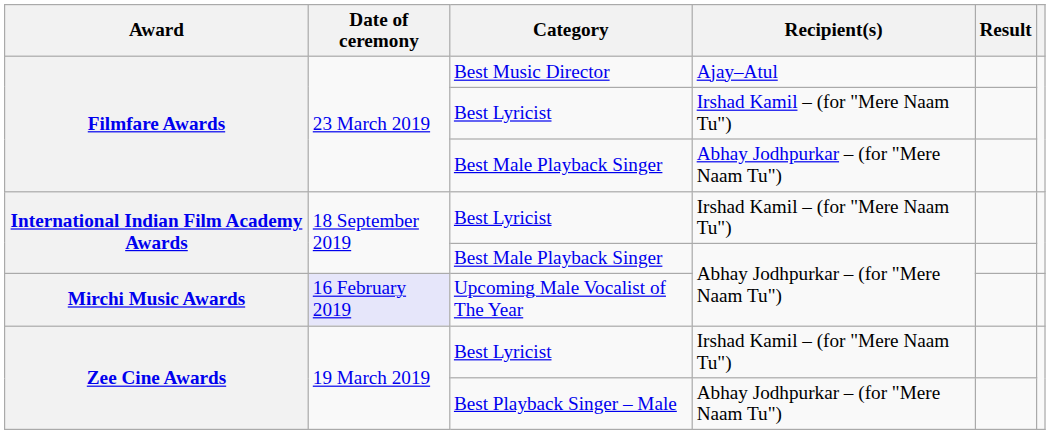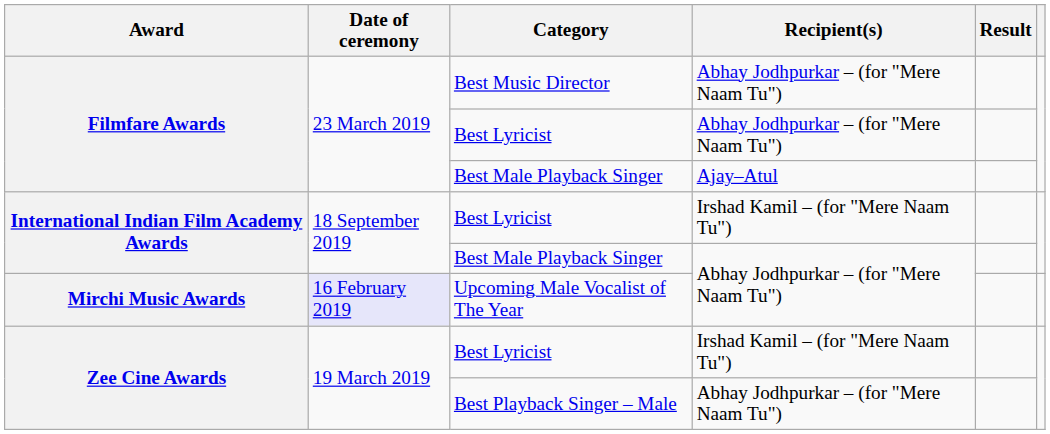(737, 71) Ajay–Atul -> (818, 82) Abhay Jodhpurkar – (for "Mere Naam Tu")
(823, 113) Irshad Kamil – (for "Mere Naam Tu") -> (818, 134) Abhay Jodhpurkar – (for "Mere Naam Tu")
(818, 165) Abhay Jodhpurkar – (for "Mere Naam Tu") -> (737, 175) Ajay–Atul
